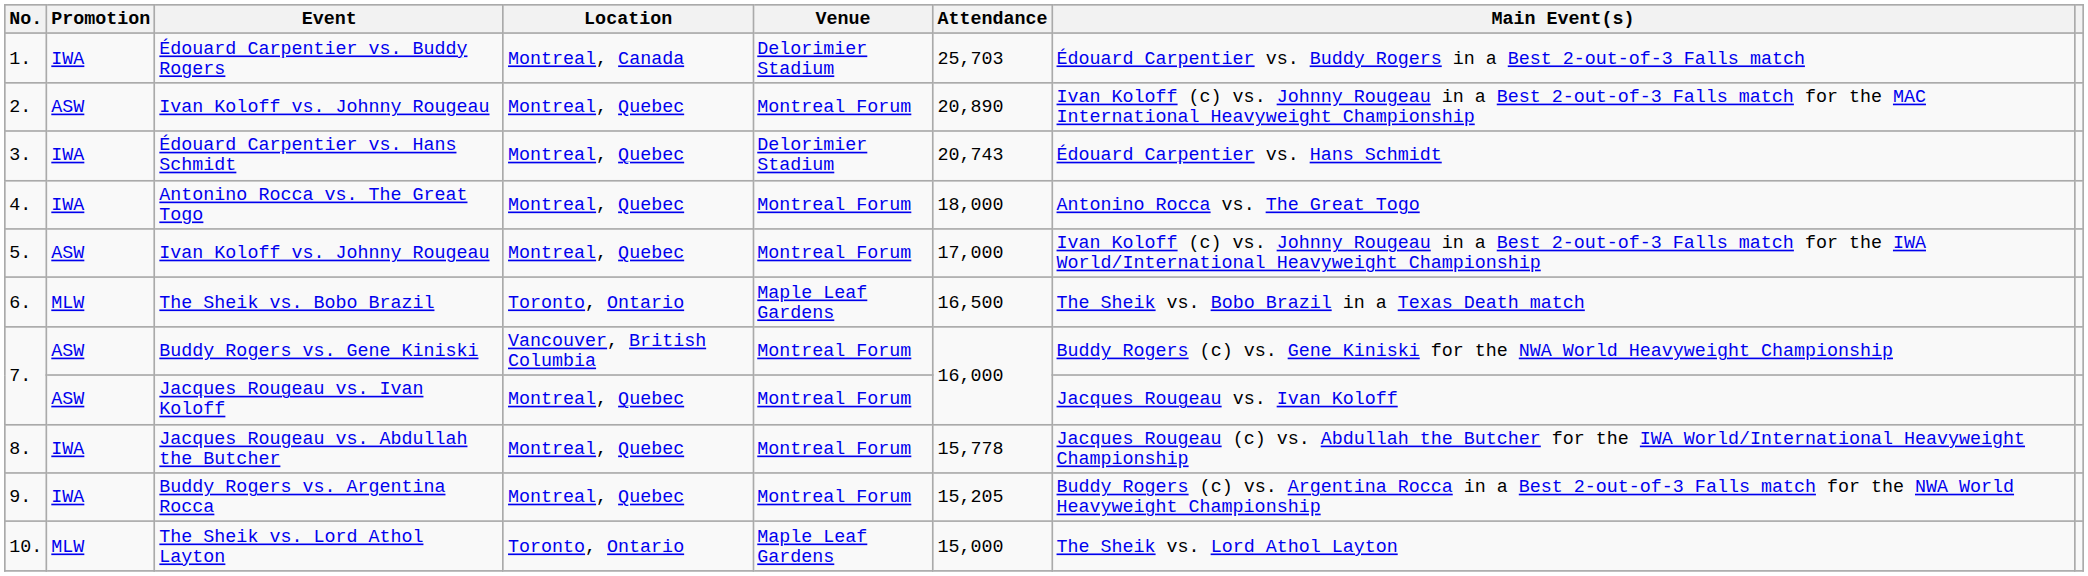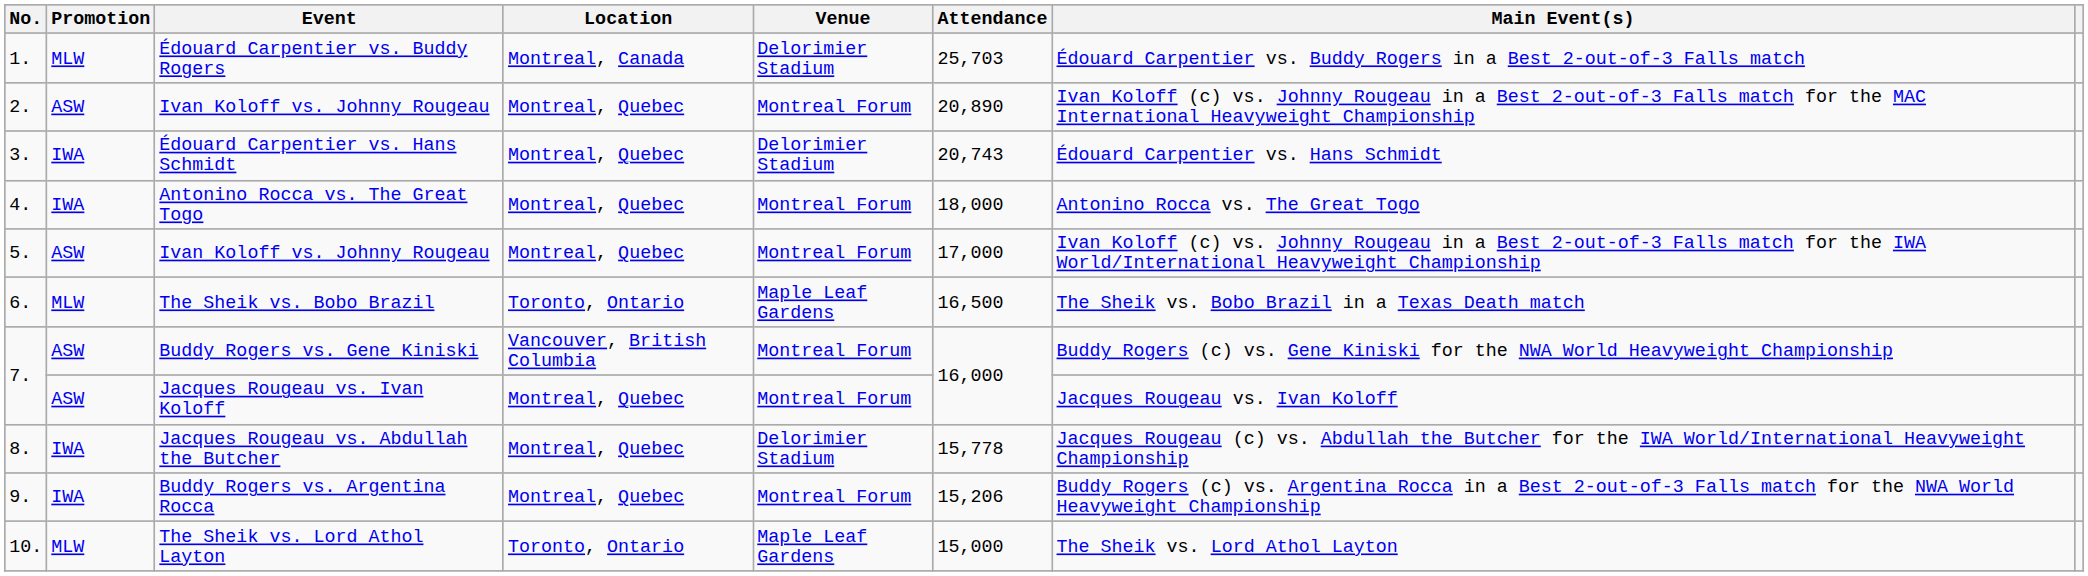(68, 58) IWA -> (68, 58) MLW
(834, 449) Montreal Forum -> (812, 449) Delorimier Stadium
(971, 498) 15,205 -> (971, 498) 15,206
